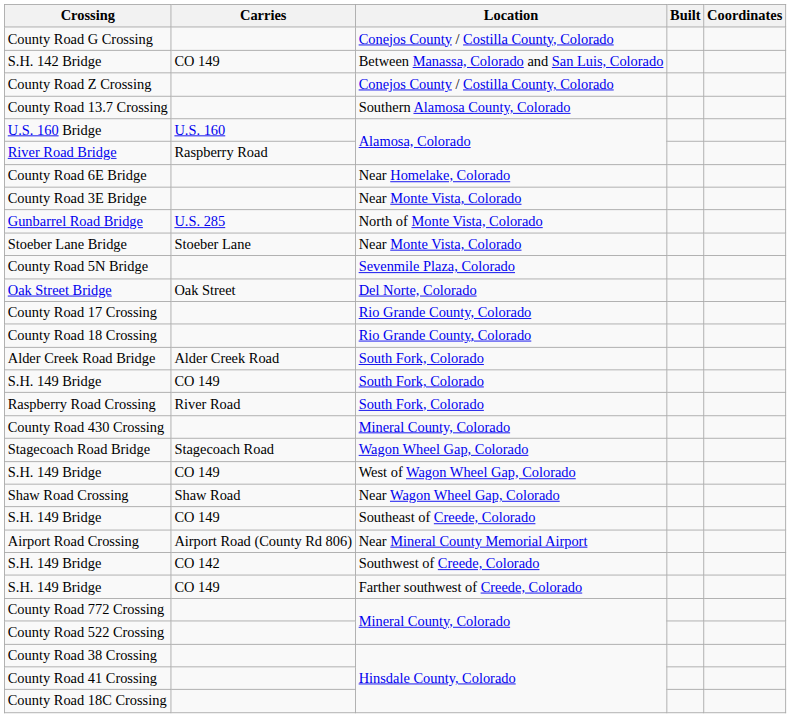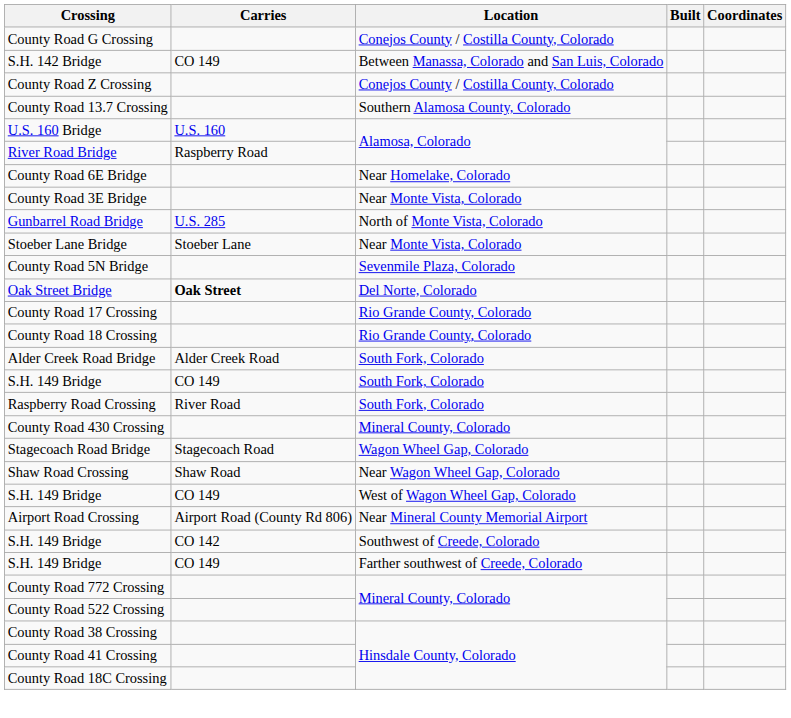(205, 289) normal -> (208, 289) bold
rows swapped: (68, 495) <-> (55, 472)
- row: (55, 518)
